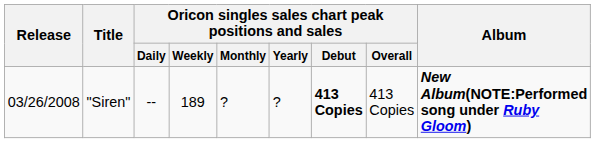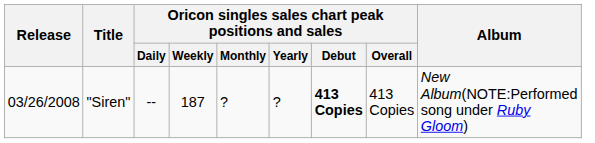(193, 102) 189 -> (193, 102) 187
(504, 102) bold -> (499, 102) normal
